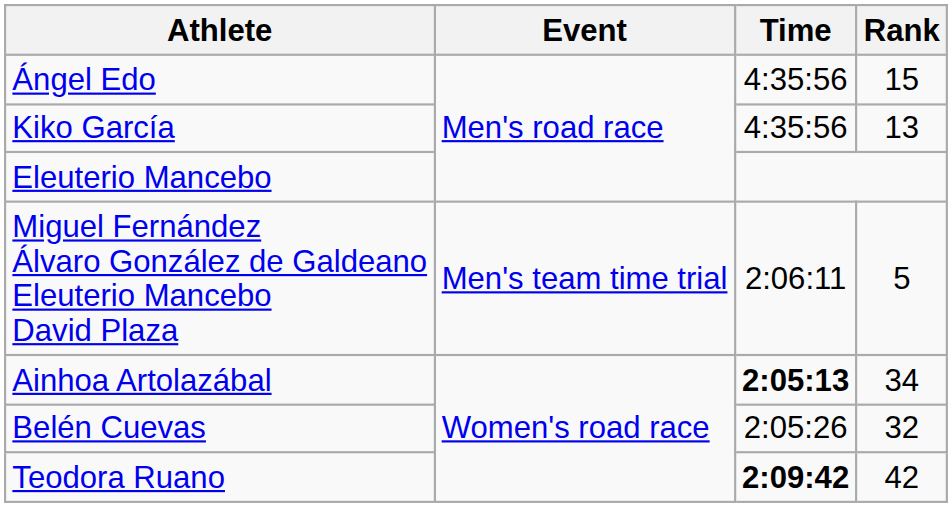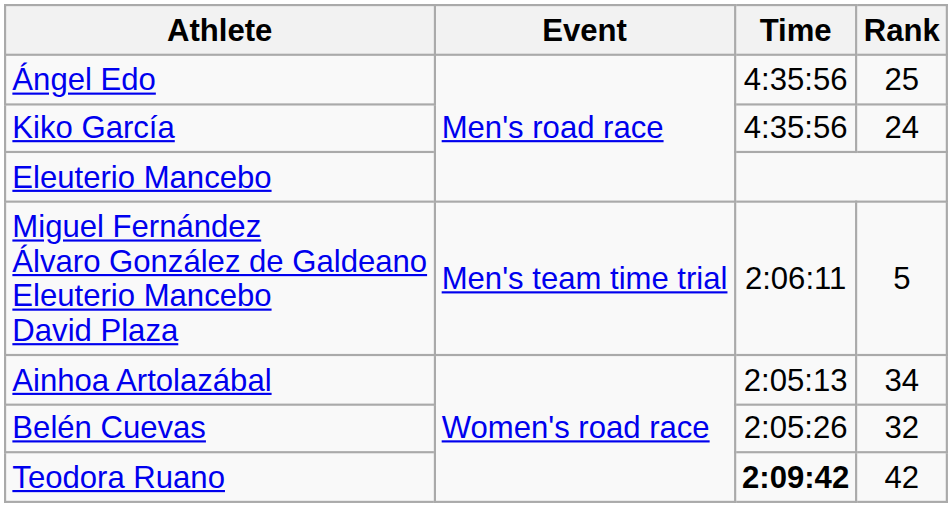(902, 79) 15 -> (902, 79) 25
(902, 128) 13 -> (902, 128) 24
(796, 379) bold -> (796, 379) normal
